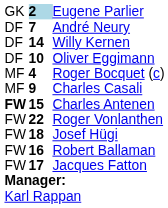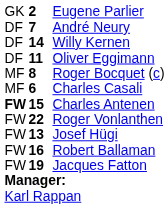(32, 12) lightblue background -> (32, 12) no background
(36, 58) 10 -> (36, 58) 11
(32, 73) 4 -> (32, 73) 8
(32, 88) 9 -> (32, 88) 6
(36, 135) 18 -> (36, 135) 13
(36, 165) 17 -> (36, 165) 19
